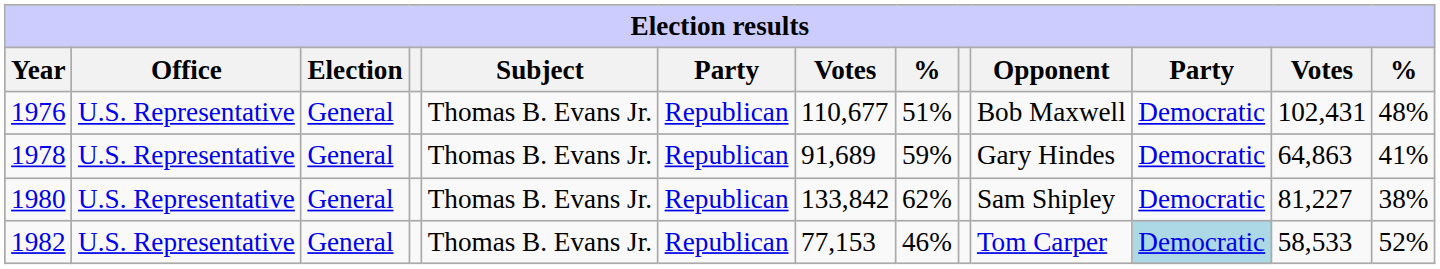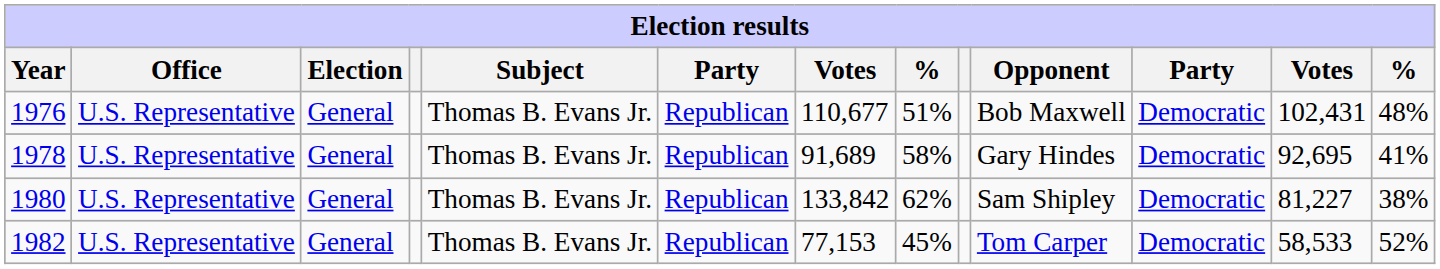(927, 155) 59% -> (927, 155) 58%
(1315, 155) 64,863 -> (1315, 155) 92,695
(927, 241) 46% -> (927, 241) 45%
(1202, 241) lightblue background -> (1202, 241) no background
